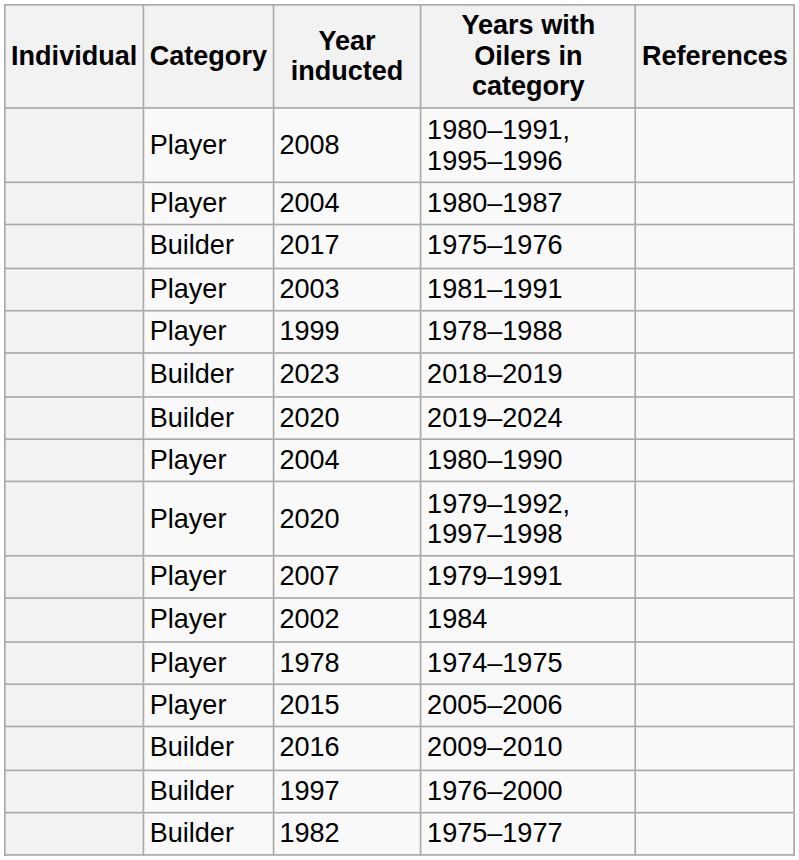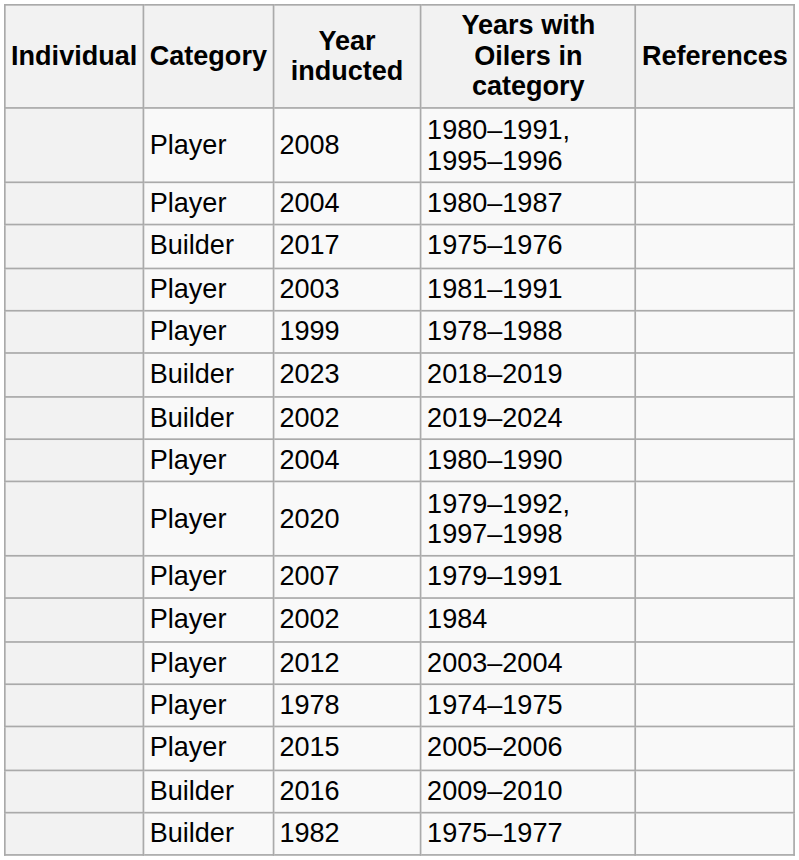(309, 417) 2020 -> (309, 417) 2002
+ row: (495, 662)
- row: (495, 790)
